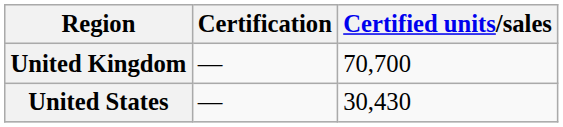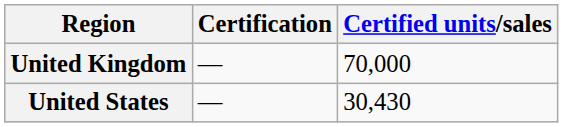(377, 63) 70,700 -> (377, 63) 70,000
